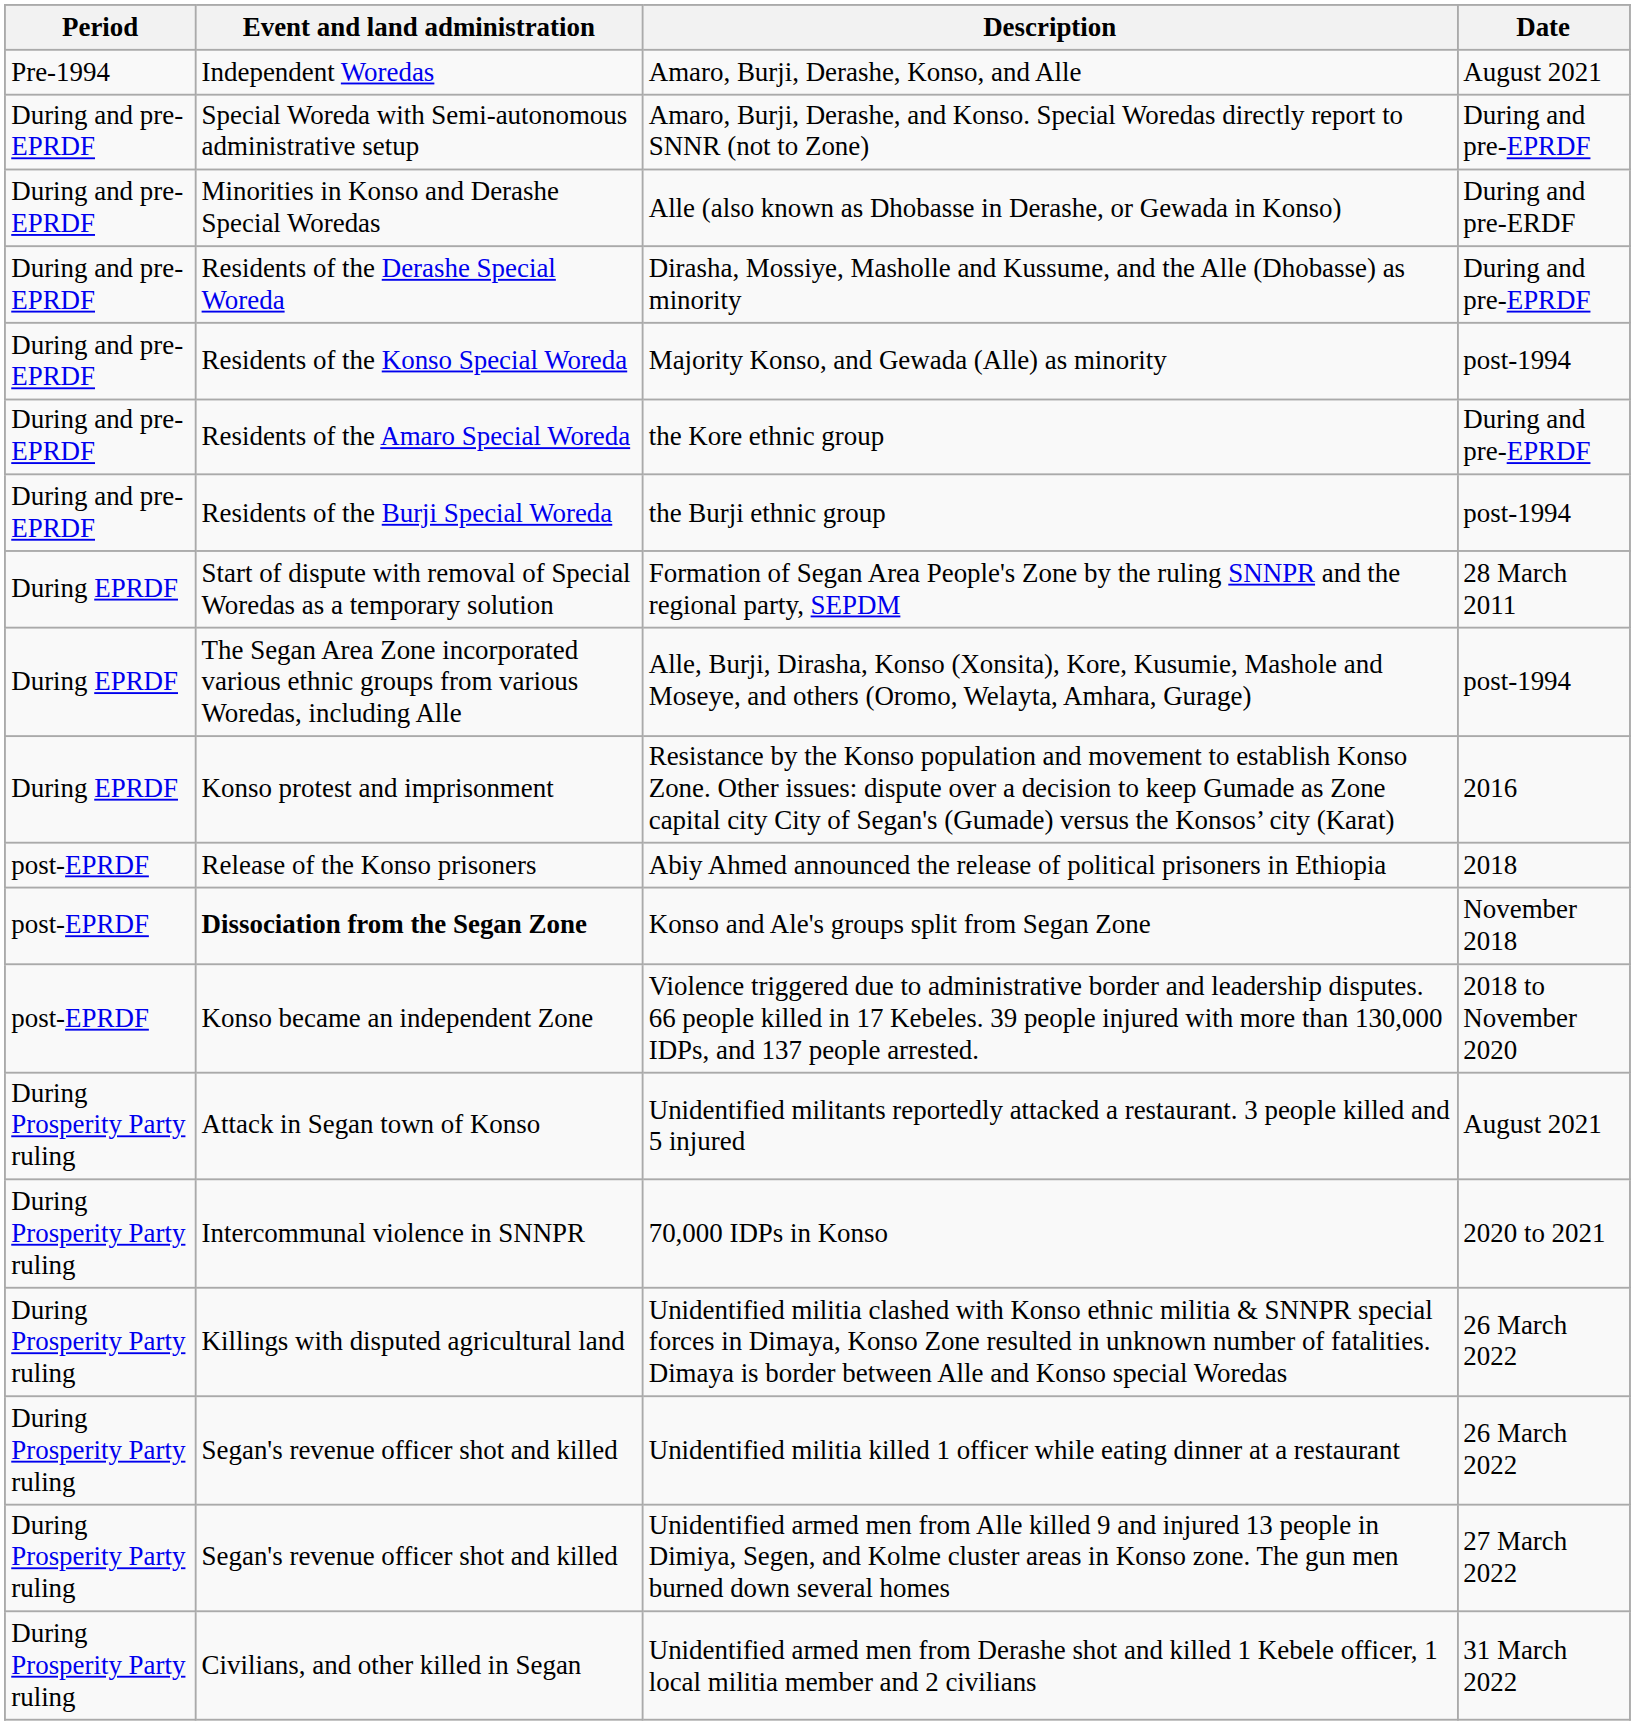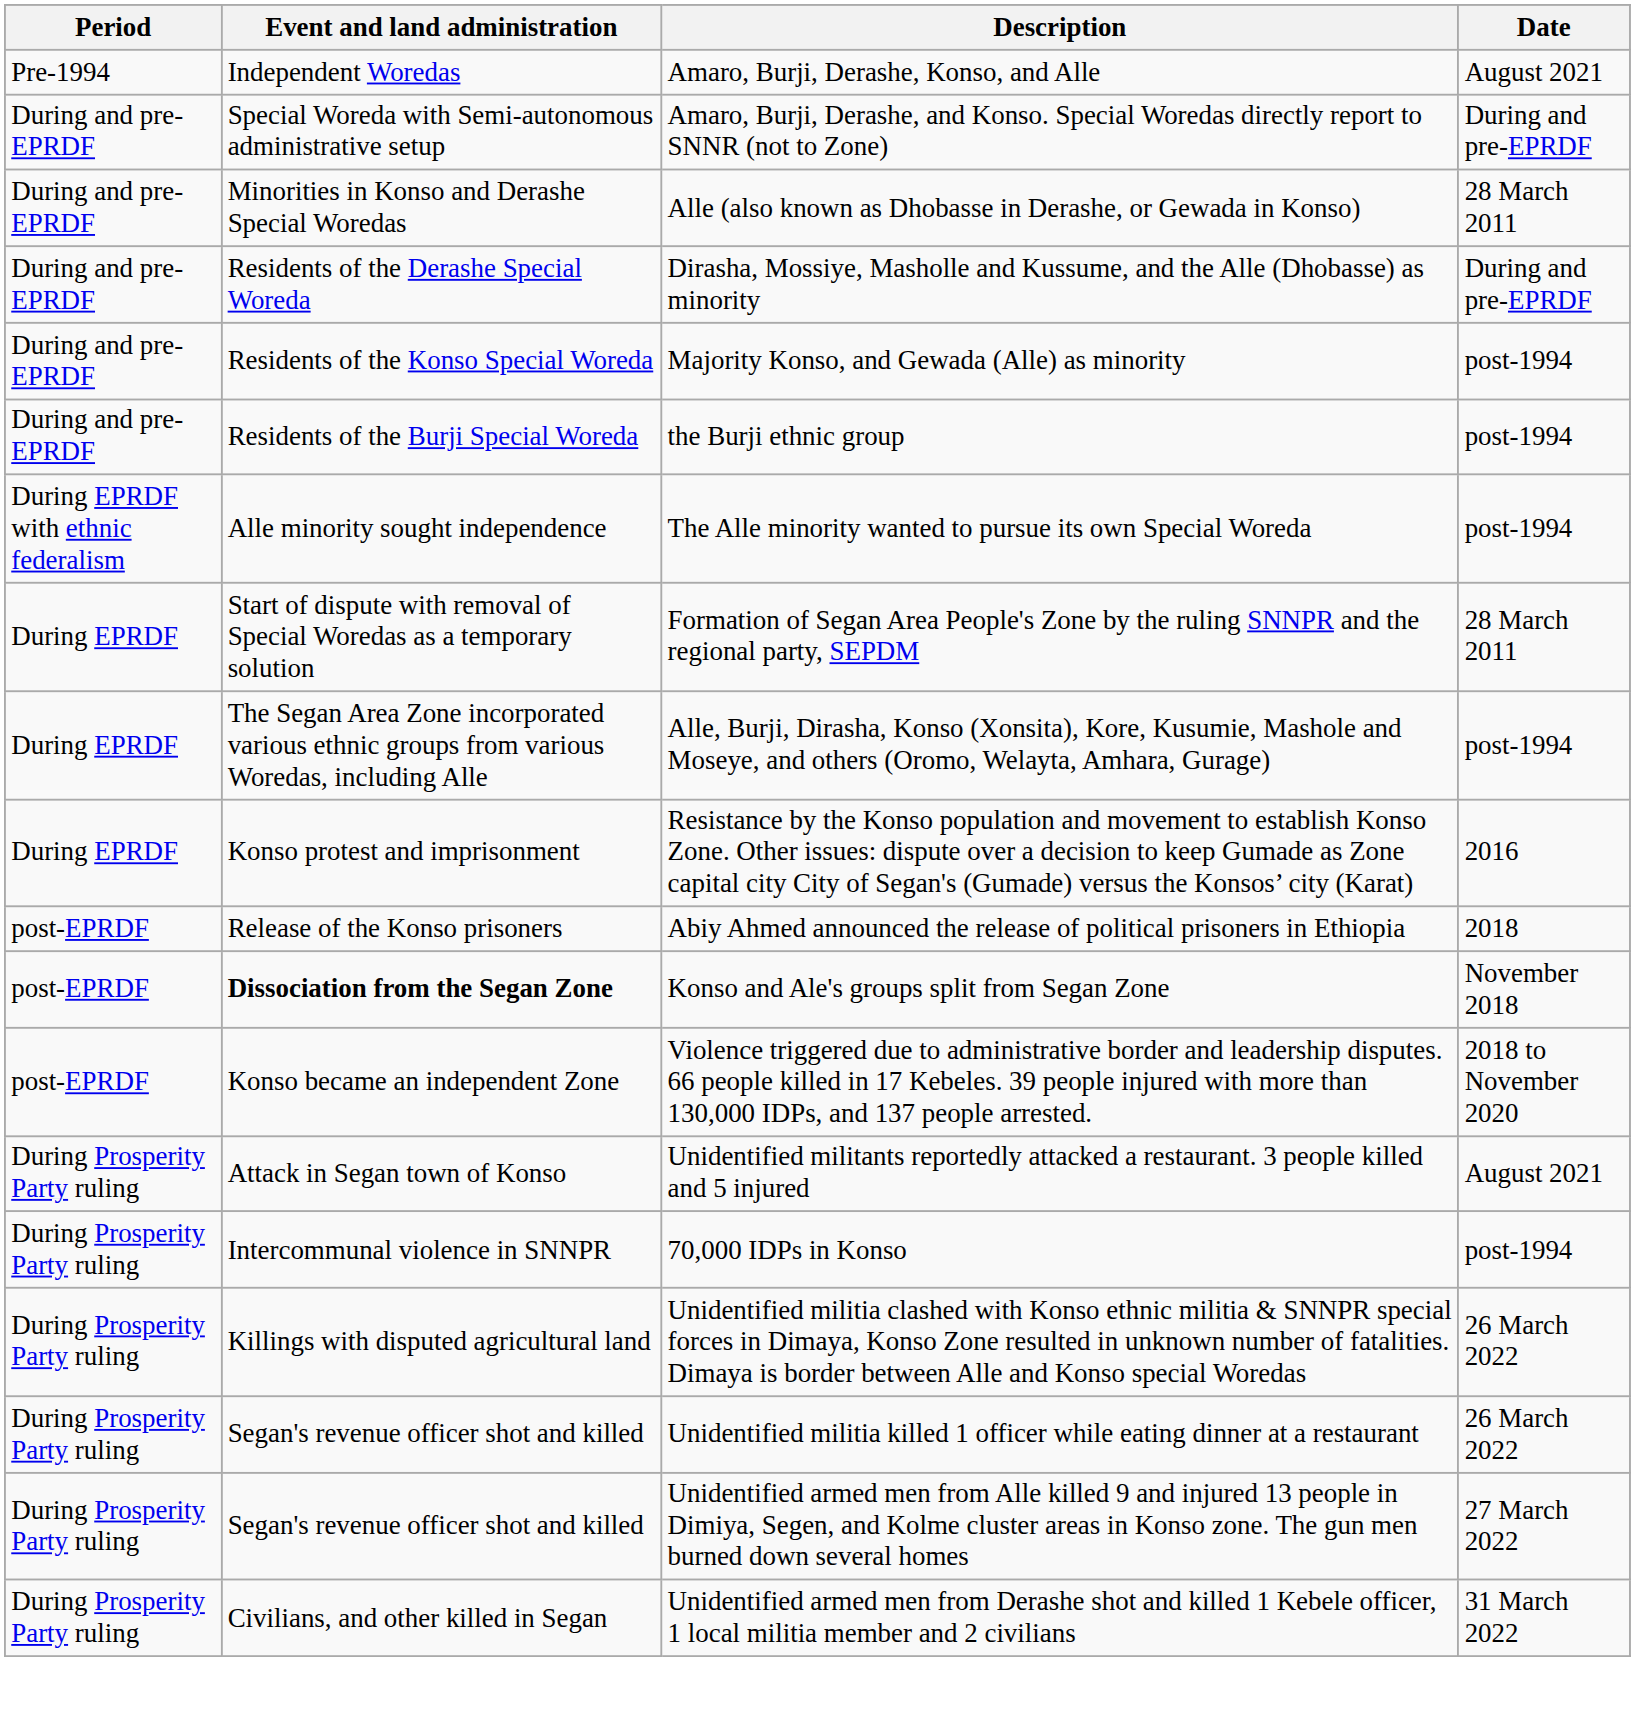(1524, 208) During and pre-ERDF -> (1517, 208) 28 March 2011
- row: (766, 436)
+ row: (989, 528)
(1534, 1233) 2020 to 2021 -> (1518, 1249) post-1994
